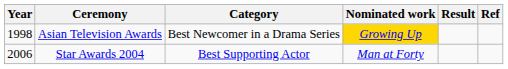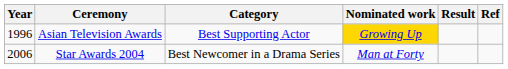(20, 34) 1998 -> (20, 34) 1996
(254, 34) Best Newcomer in a Drama Series -> (254, 34) Best Supporting Actor
(254, 53) Best Supporting Actor -> (254, 53) Best Newcomer in a Drama Series
